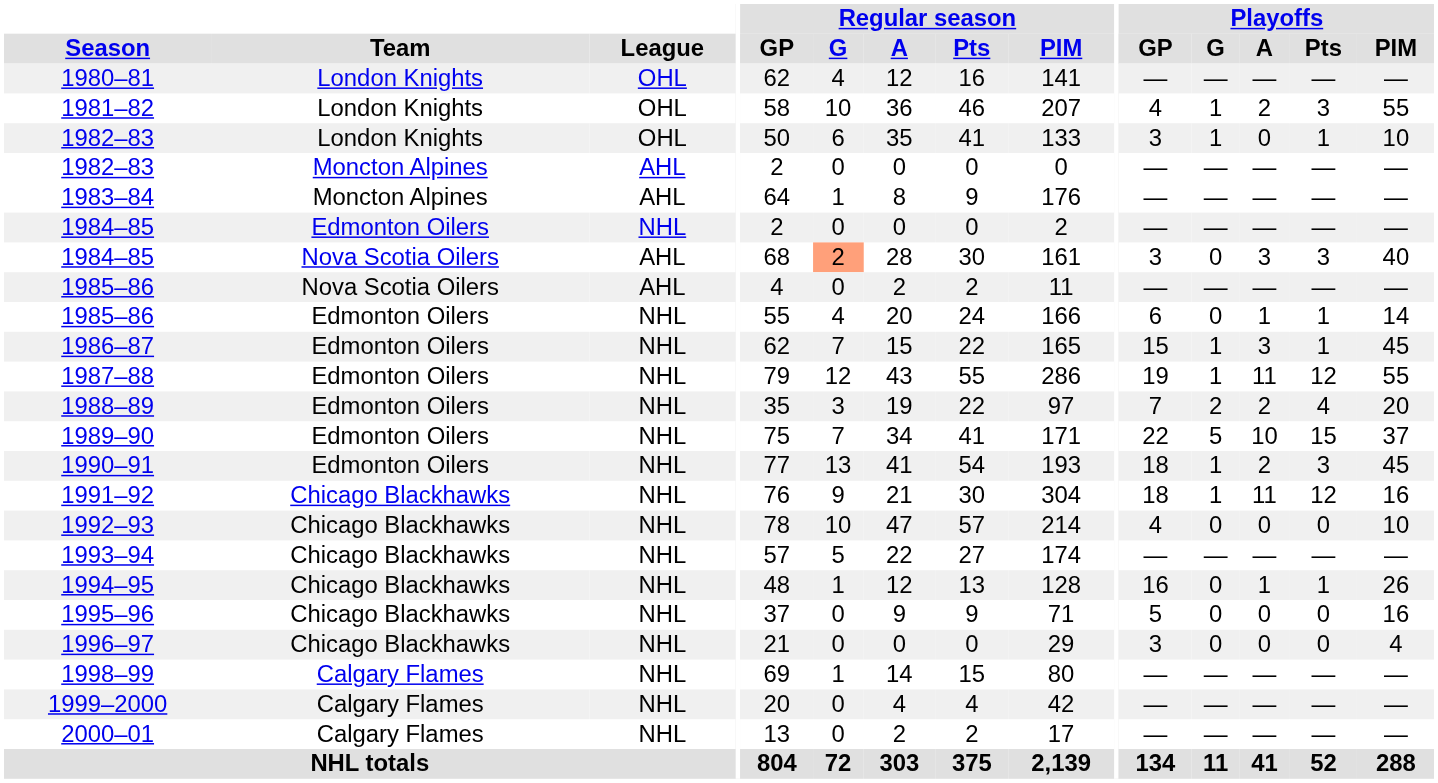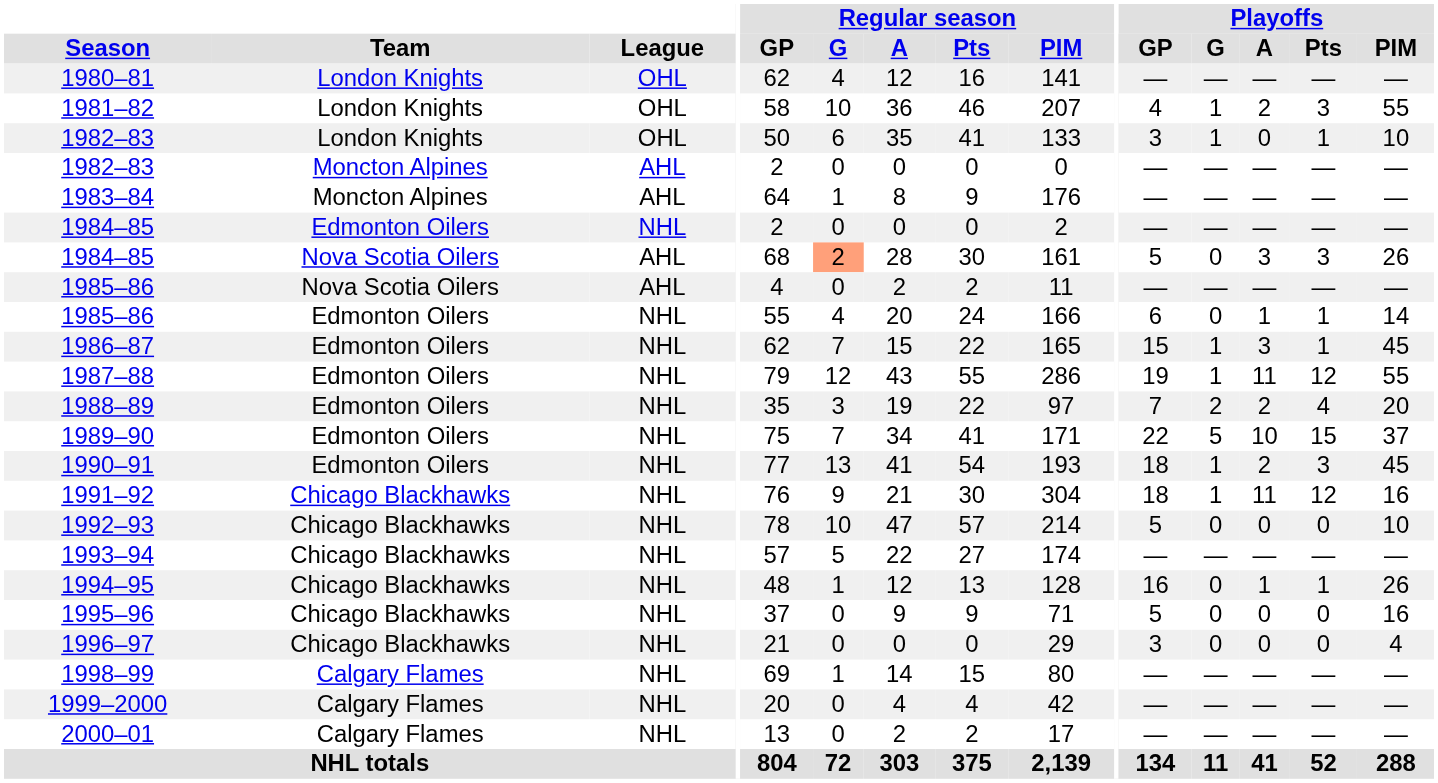(1155, 257) 3 -> (1155, 257) 5
(1396, 257) 40 -> (1396, 257) 26
(1155, 525) 4 -> (1155, 525) 5
